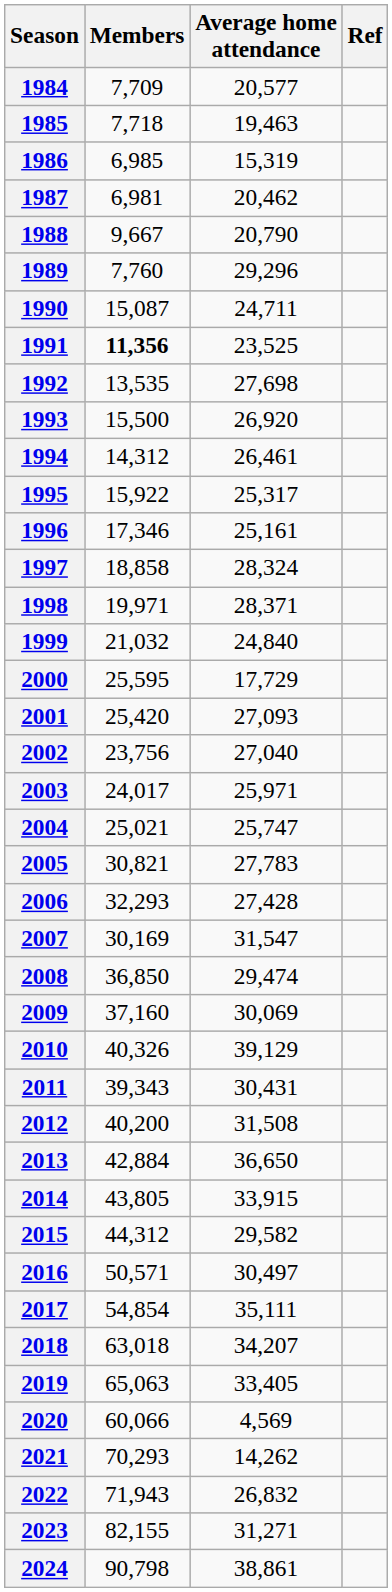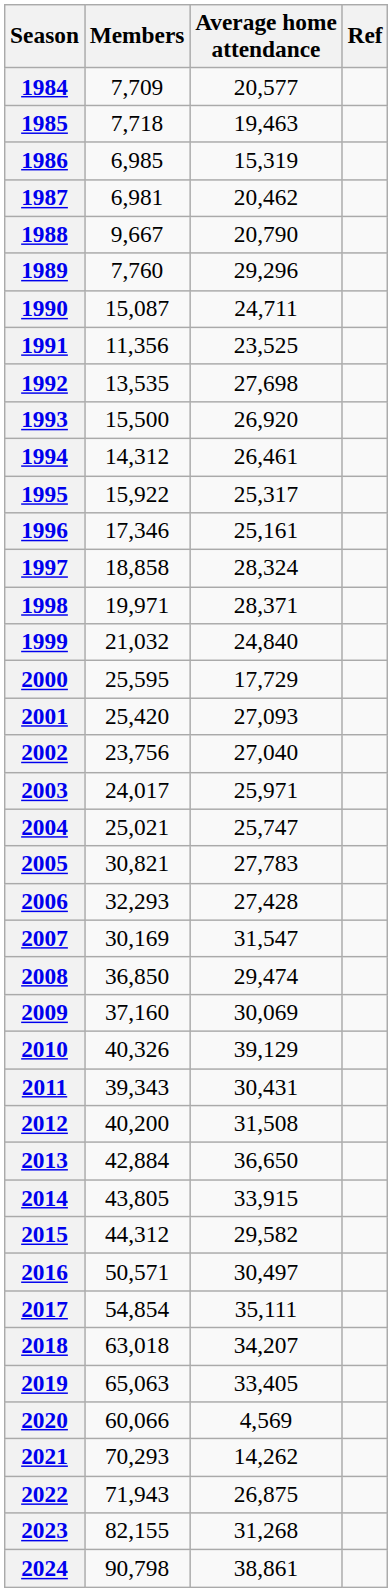(137, 345) bold -> (137, 345) normal
(266, 1494) 26,832 -> (266, 1494) 26,875
(266, 1531) 31,271 -> (266, 1531) 31,268
